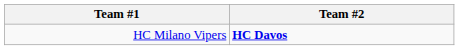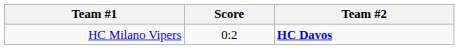+ column: (229, 14)
